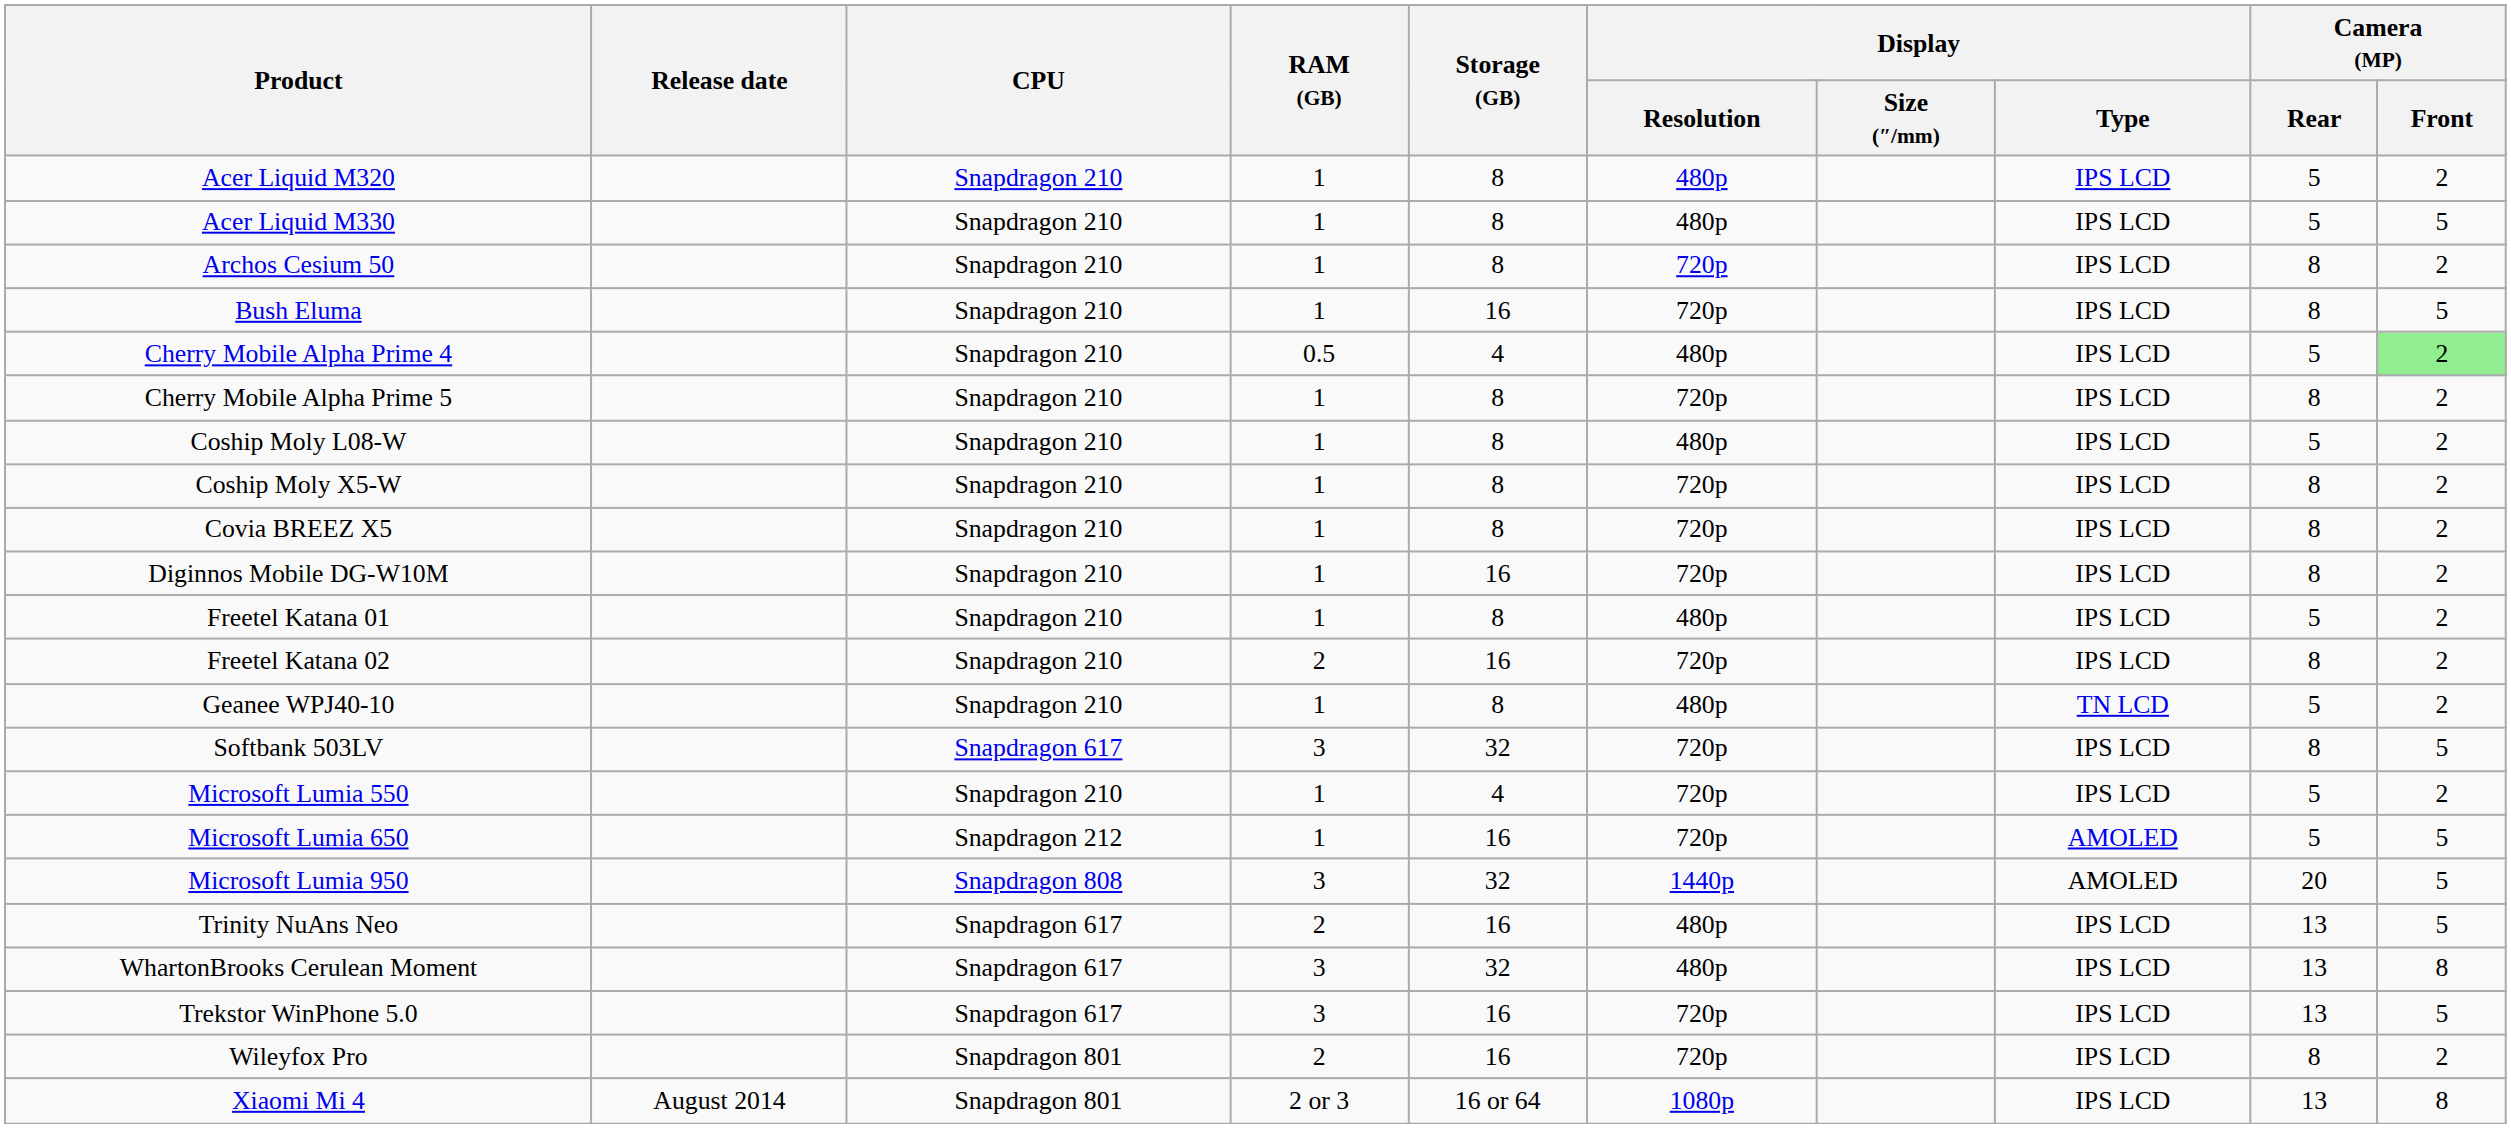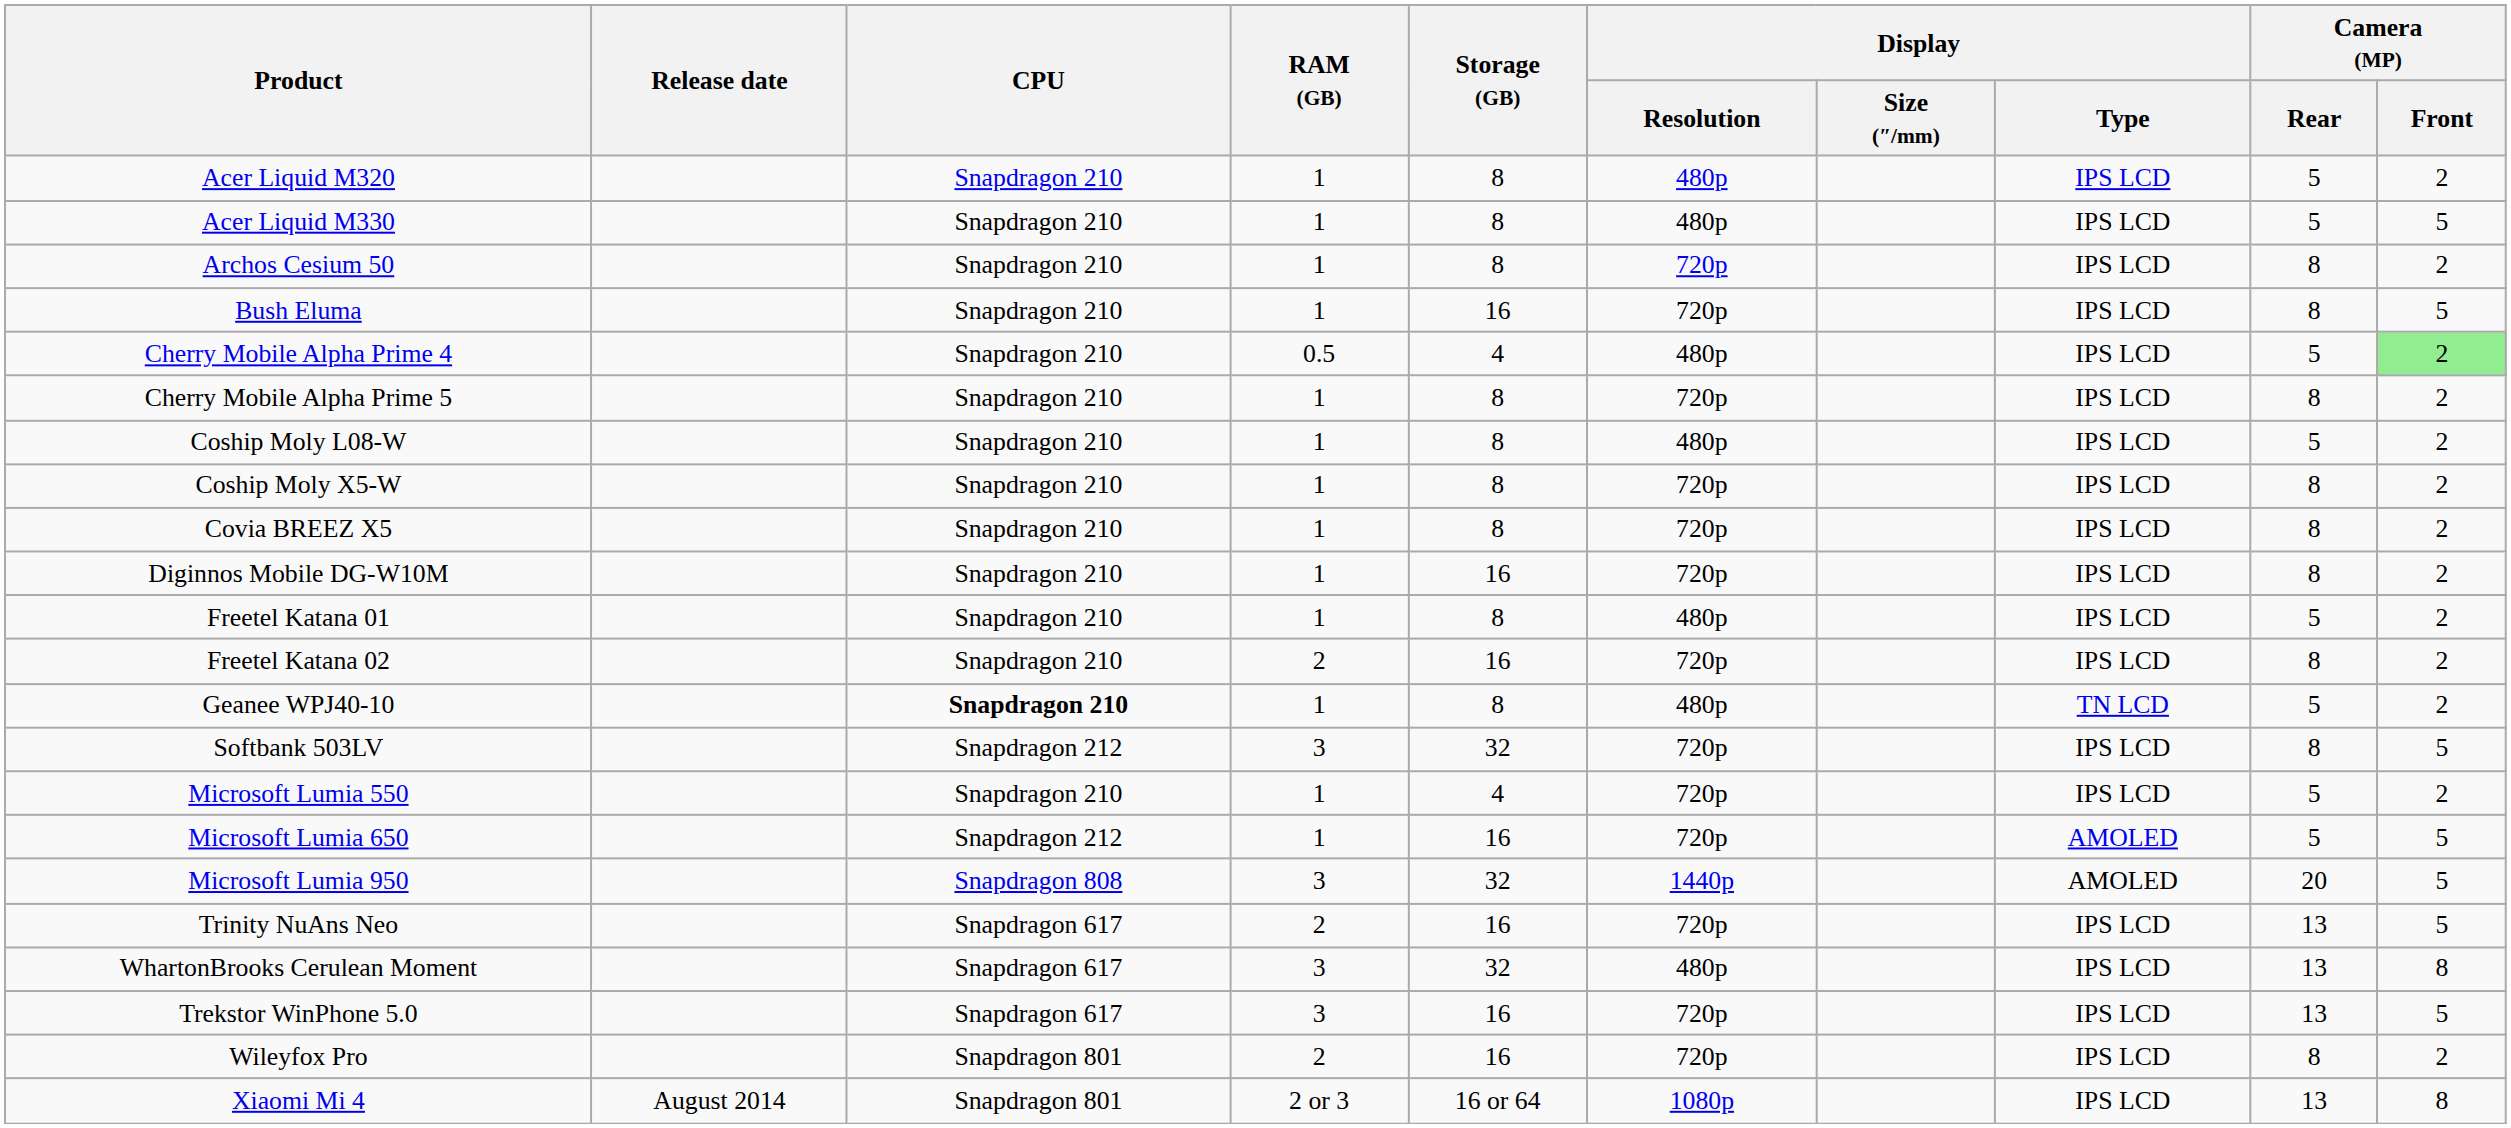(1038, 704) normal -> (1038, 704) bold
(1038, 748) Snapdragon 617 -> (1038, 748) Snapdragon 212
(1702, 924) 480p -> (1702, 924) 720p
